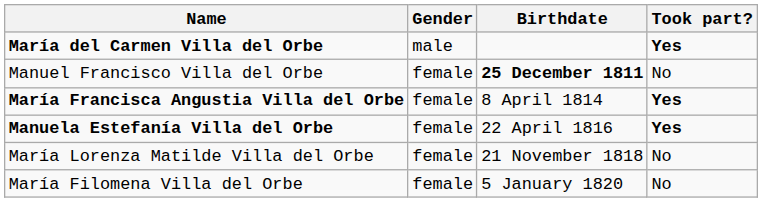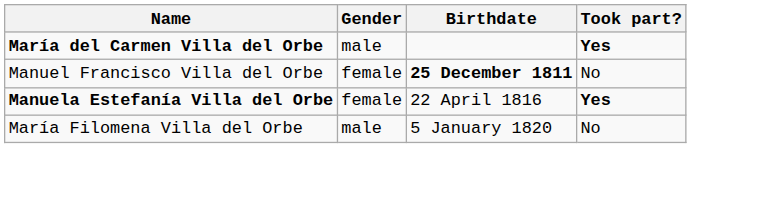- row: (206, 101)
- row: (191, 156)
(443, 184) female -> (362, 129) male
